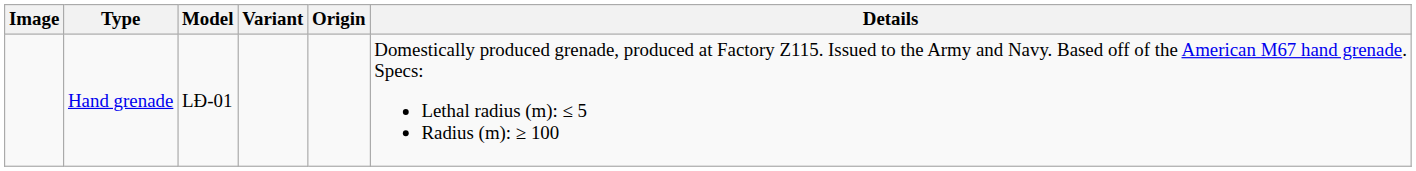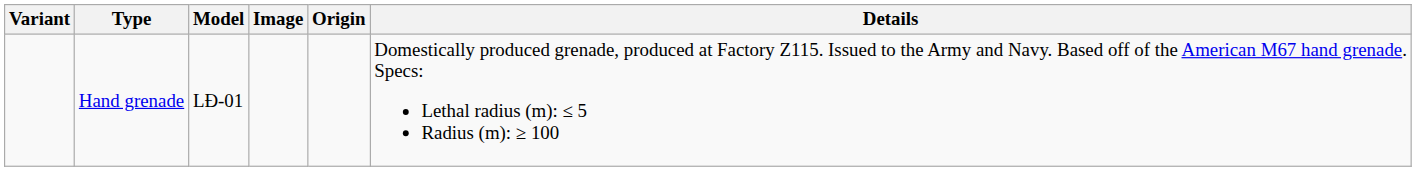columns swapped: (34, 19) <-> (273, 19)
